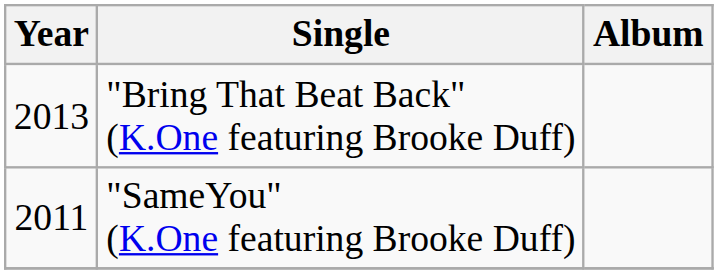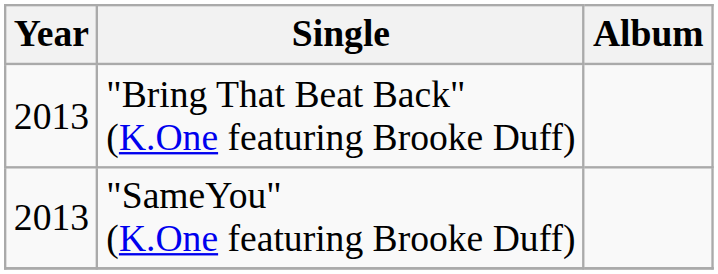(51, 217) 2011 -> (51, 217) 2013
